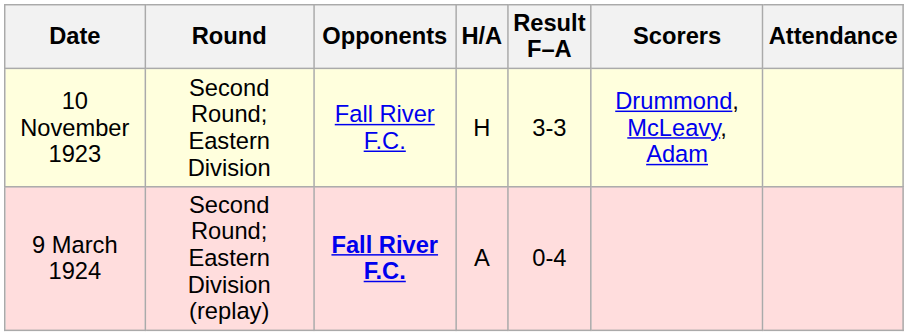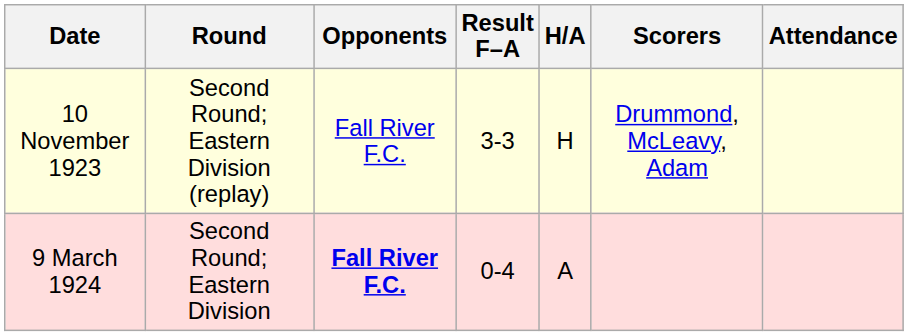columns swapped: (482, 36) <-> (549, 36)
(229, 127) Second Round; Eastern Division -> (229, 140) Second Round; Eastern Division (replay)
(229, 258) Second Round; Eastern Division (replay) -> (229, 271) Second Round; Eastern Division
